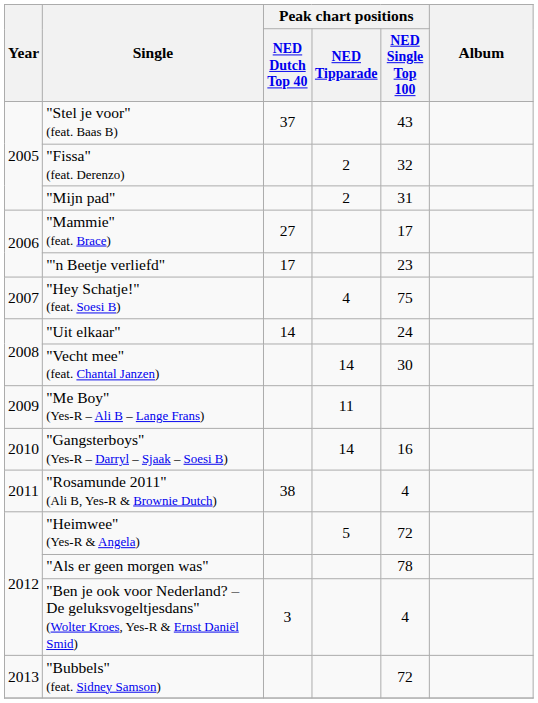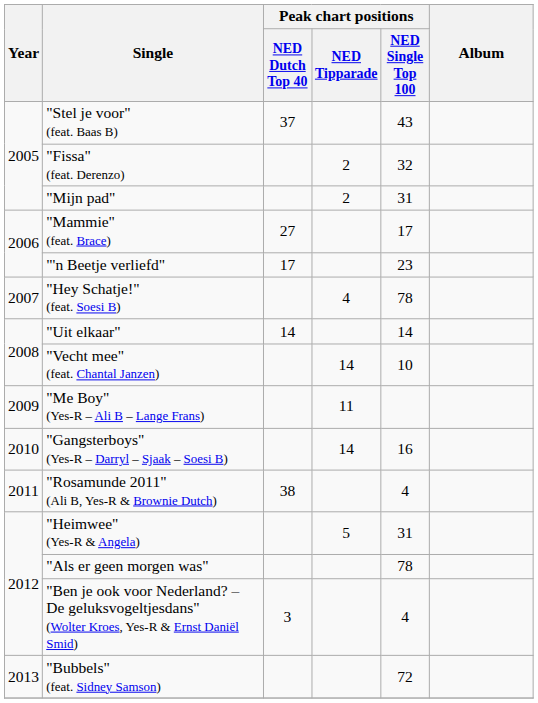(405, 298) 75 -> (405, 298) 78
(405, 331) 24 -> (405, 331) 14
(405, 364) 30 -> (405, 364) 10
(405, 533) 72 -> (405, 533) 31
